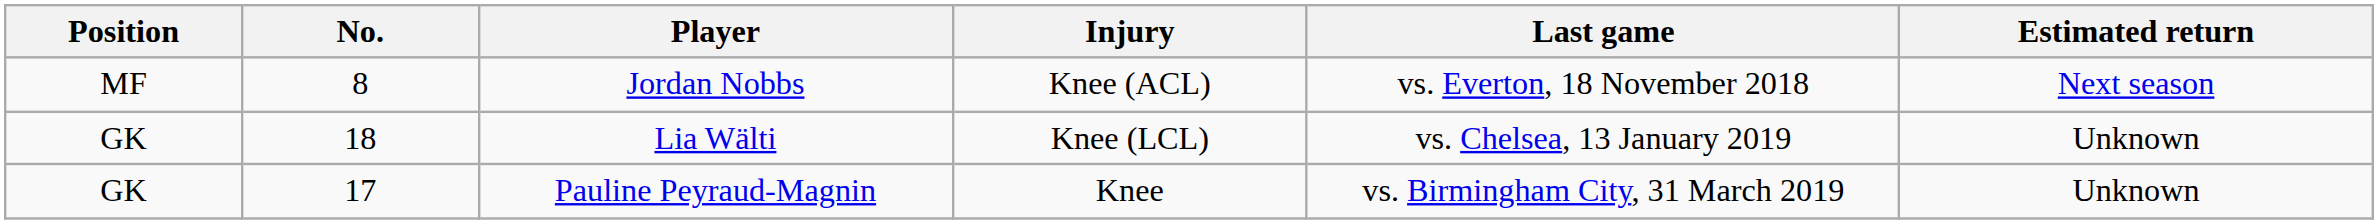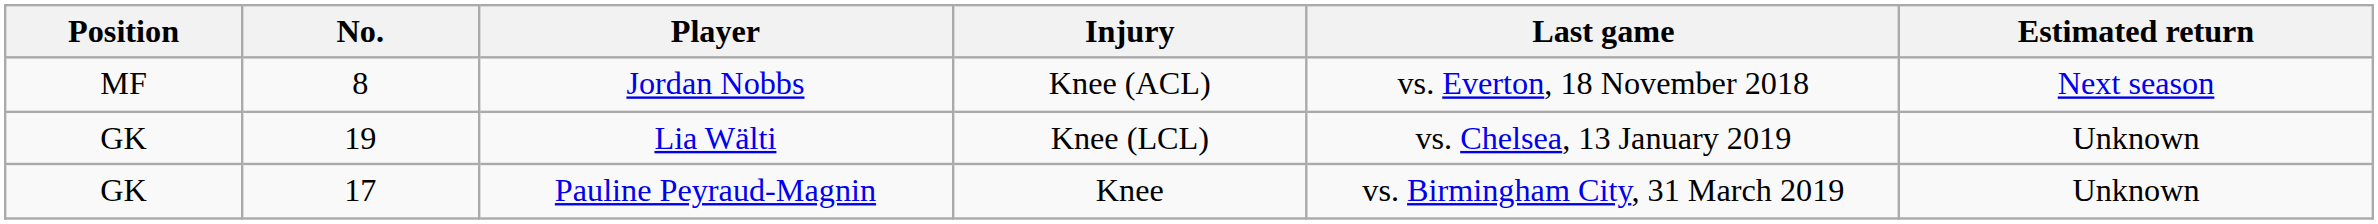(360, 137) 18 -> (360, 137) 19
